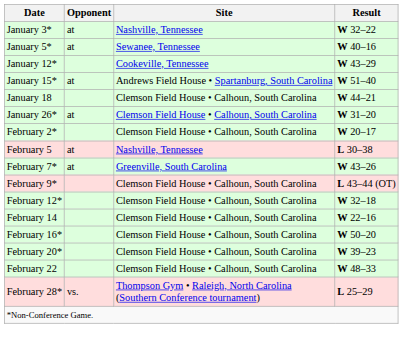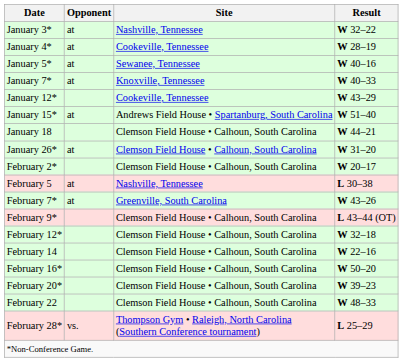+ row: (29, 47)
+ row: (29, 81)
